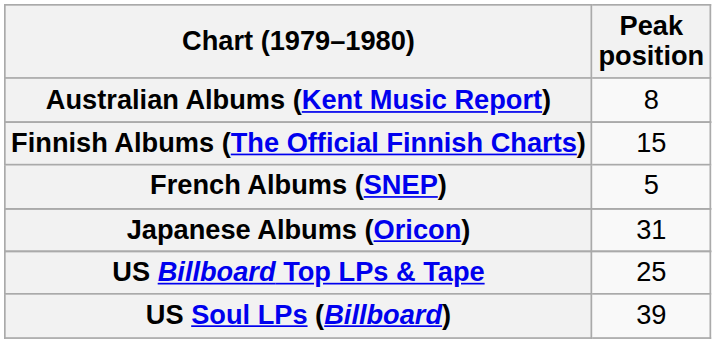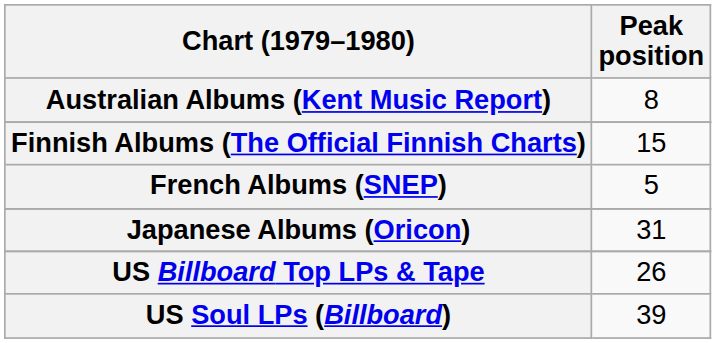(651, 272) 25 -> (651, 272) 26
